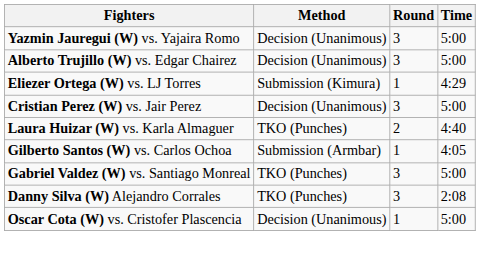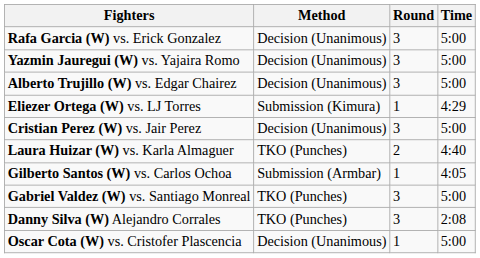+ row: (114, 38)
